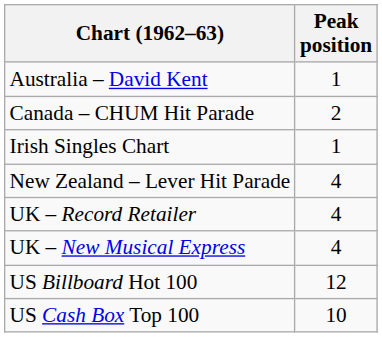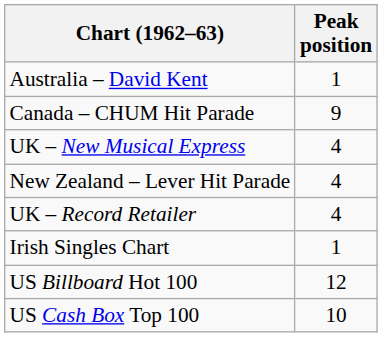(336, 112) 2 -> (336, 112) 9
rows swapped: (89, 146) <-> (127, 247)
